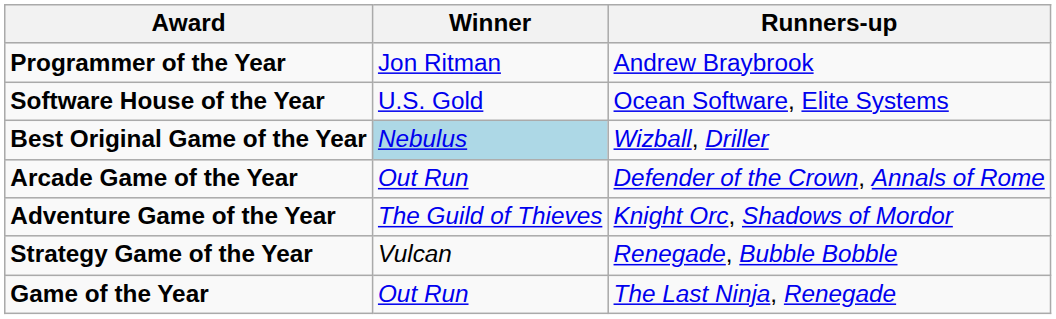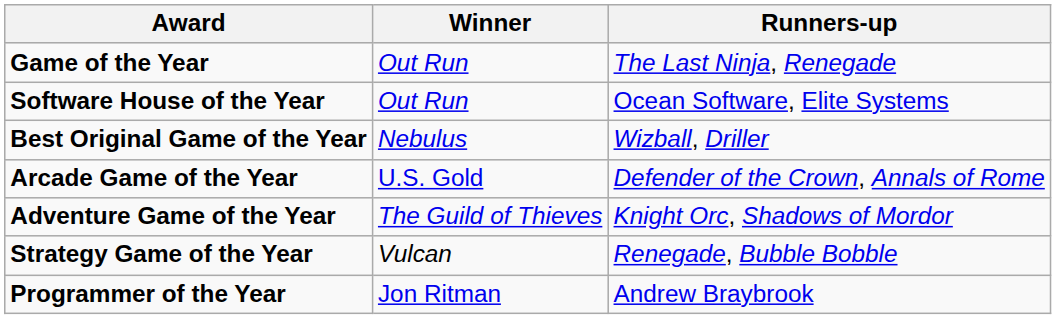rows swapped: (109, 293) <-> (148, 62)
(431, 100) U.S. Gold -> (423, 100) Out Run
(423, 139) lightblue background -> (423, 139) no background
(423, 178) Out Run -> (431, 178) U.S. Gold
